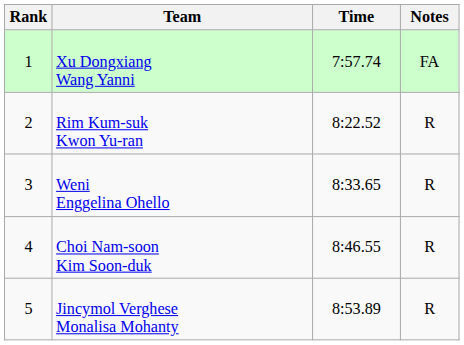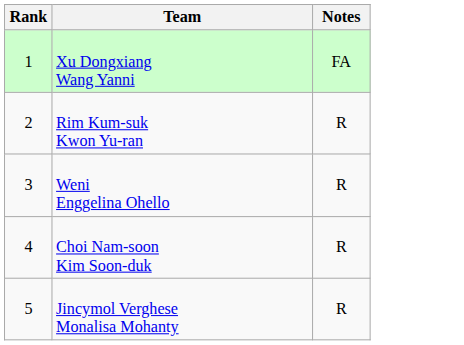- column: (356, 17)
